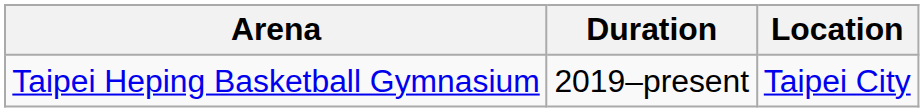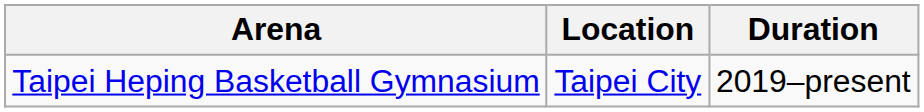columns swapped: (837, 29) <-> (652, 29)
